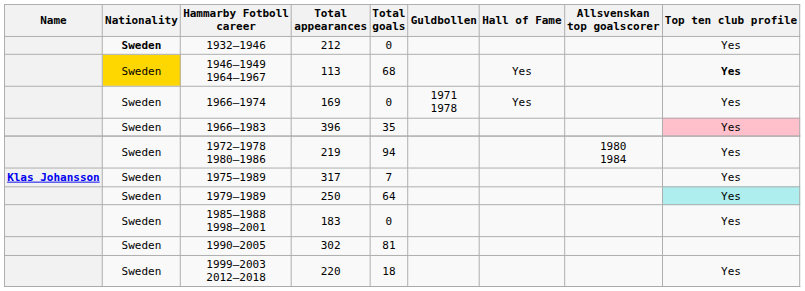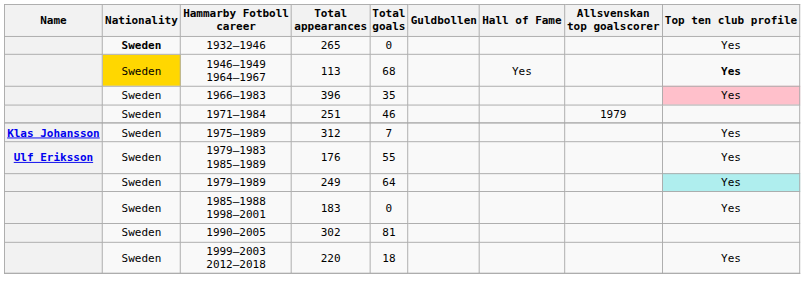(331, 45) 212 -> (331, 45) 265
- row: (236, 102)
+ row: (236, 114)
- row: (236, 152)
(331, 177) 317 -> (331, 132) 312
+ row: (236, 157)
(331, 195) 250 -> (331, 182) 249
